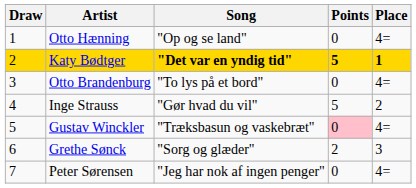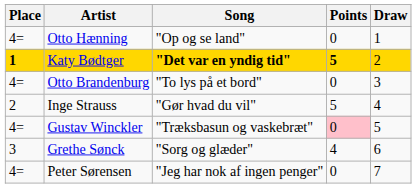columns swapped: (26, 15) <-> (391, 15)
(335, 149) 2 -> (333, 149) 4
